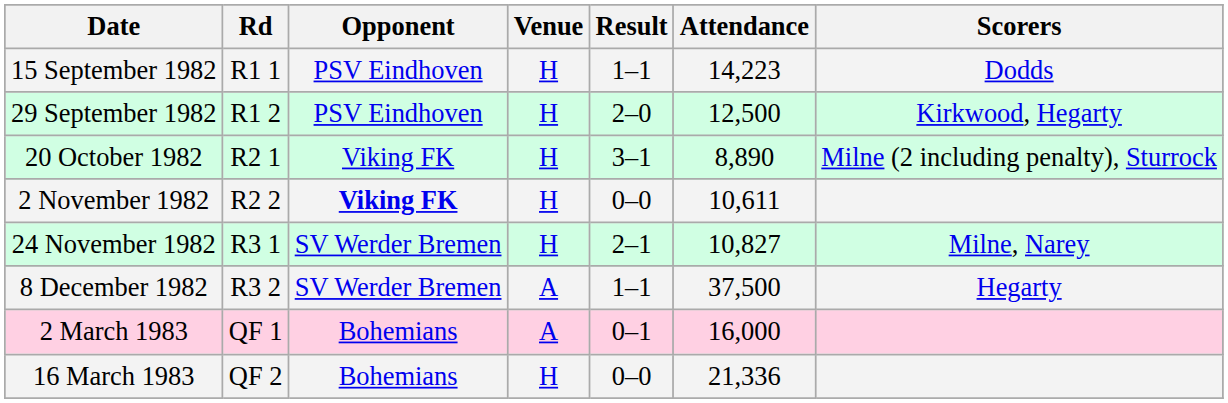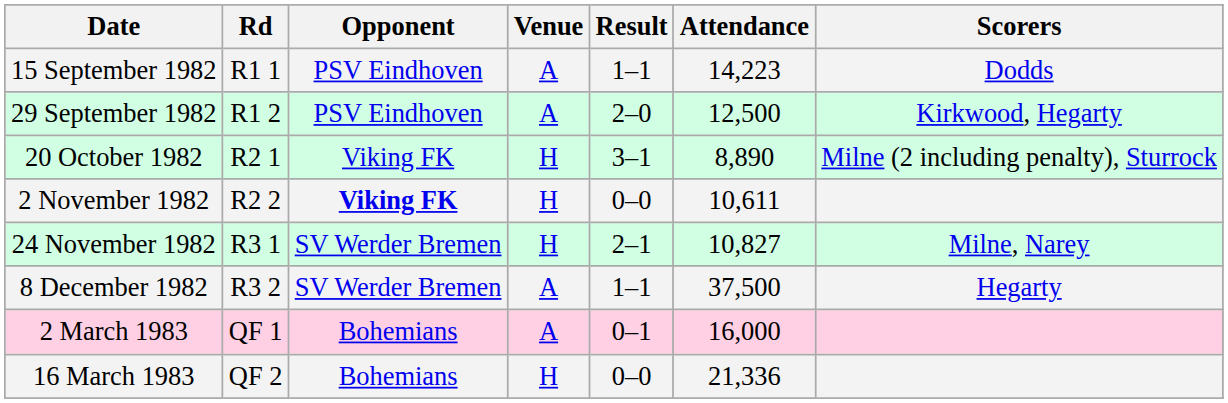(549, 70) H -> (549, 70) A
(549, 113) H -> (549, 113) A
